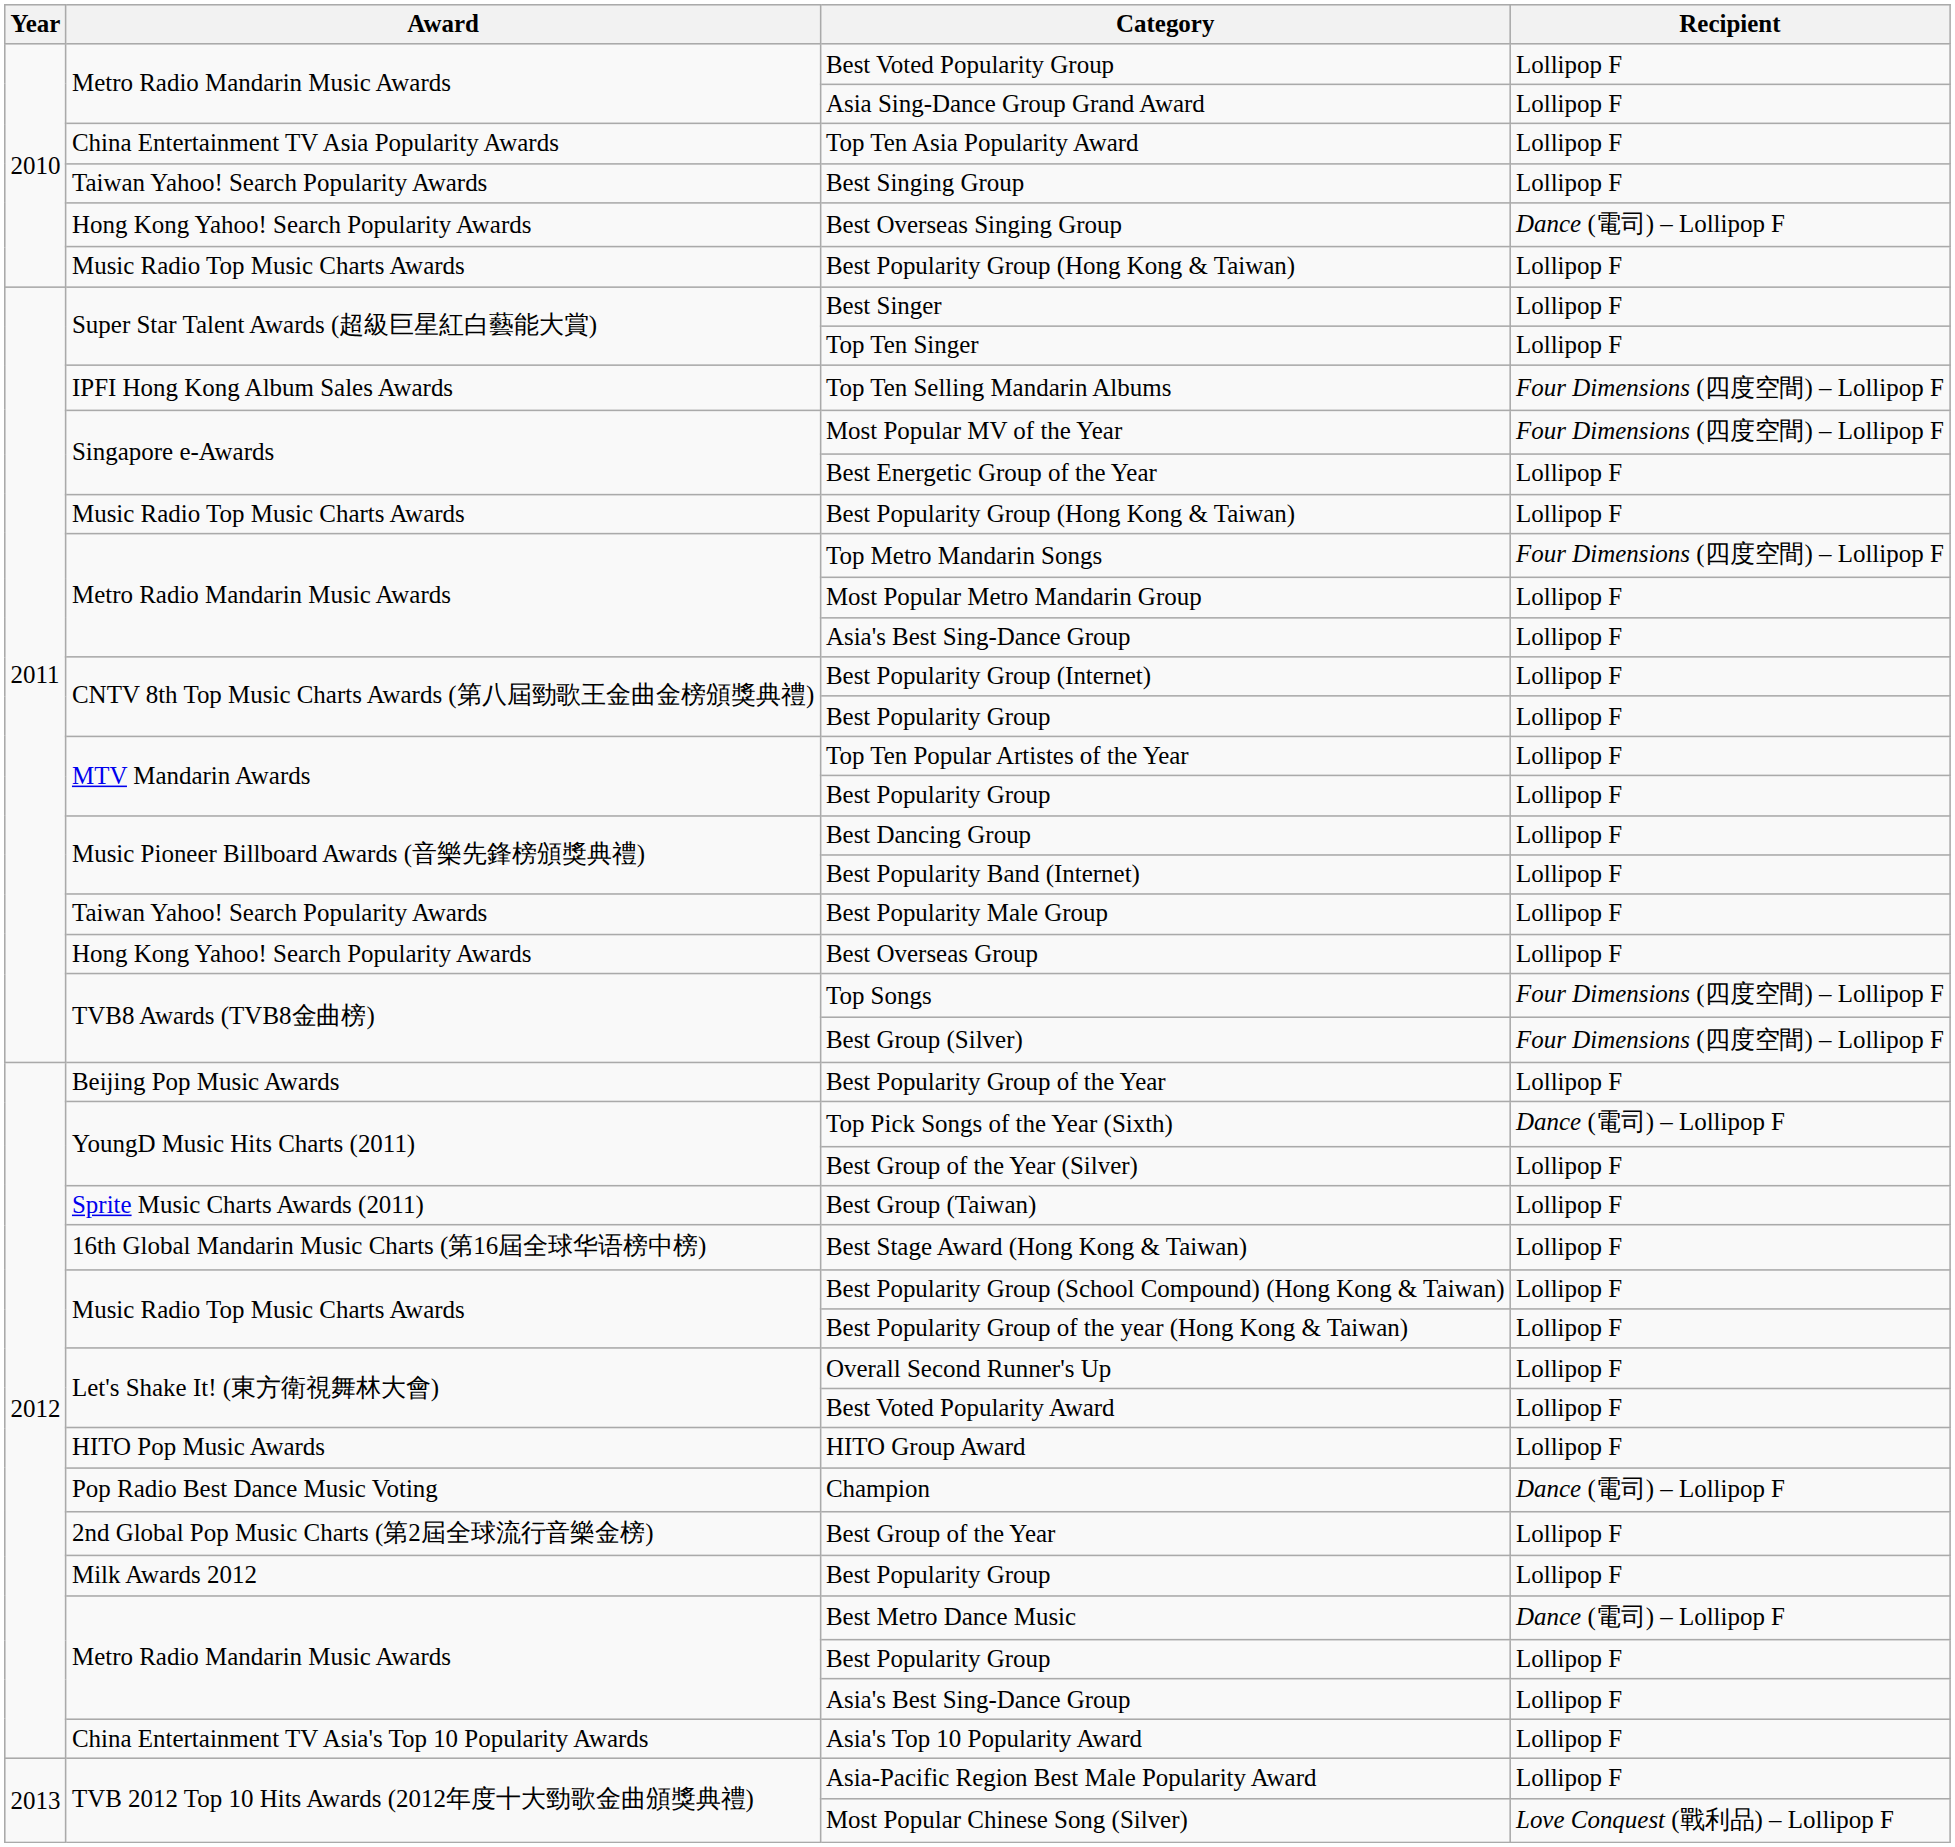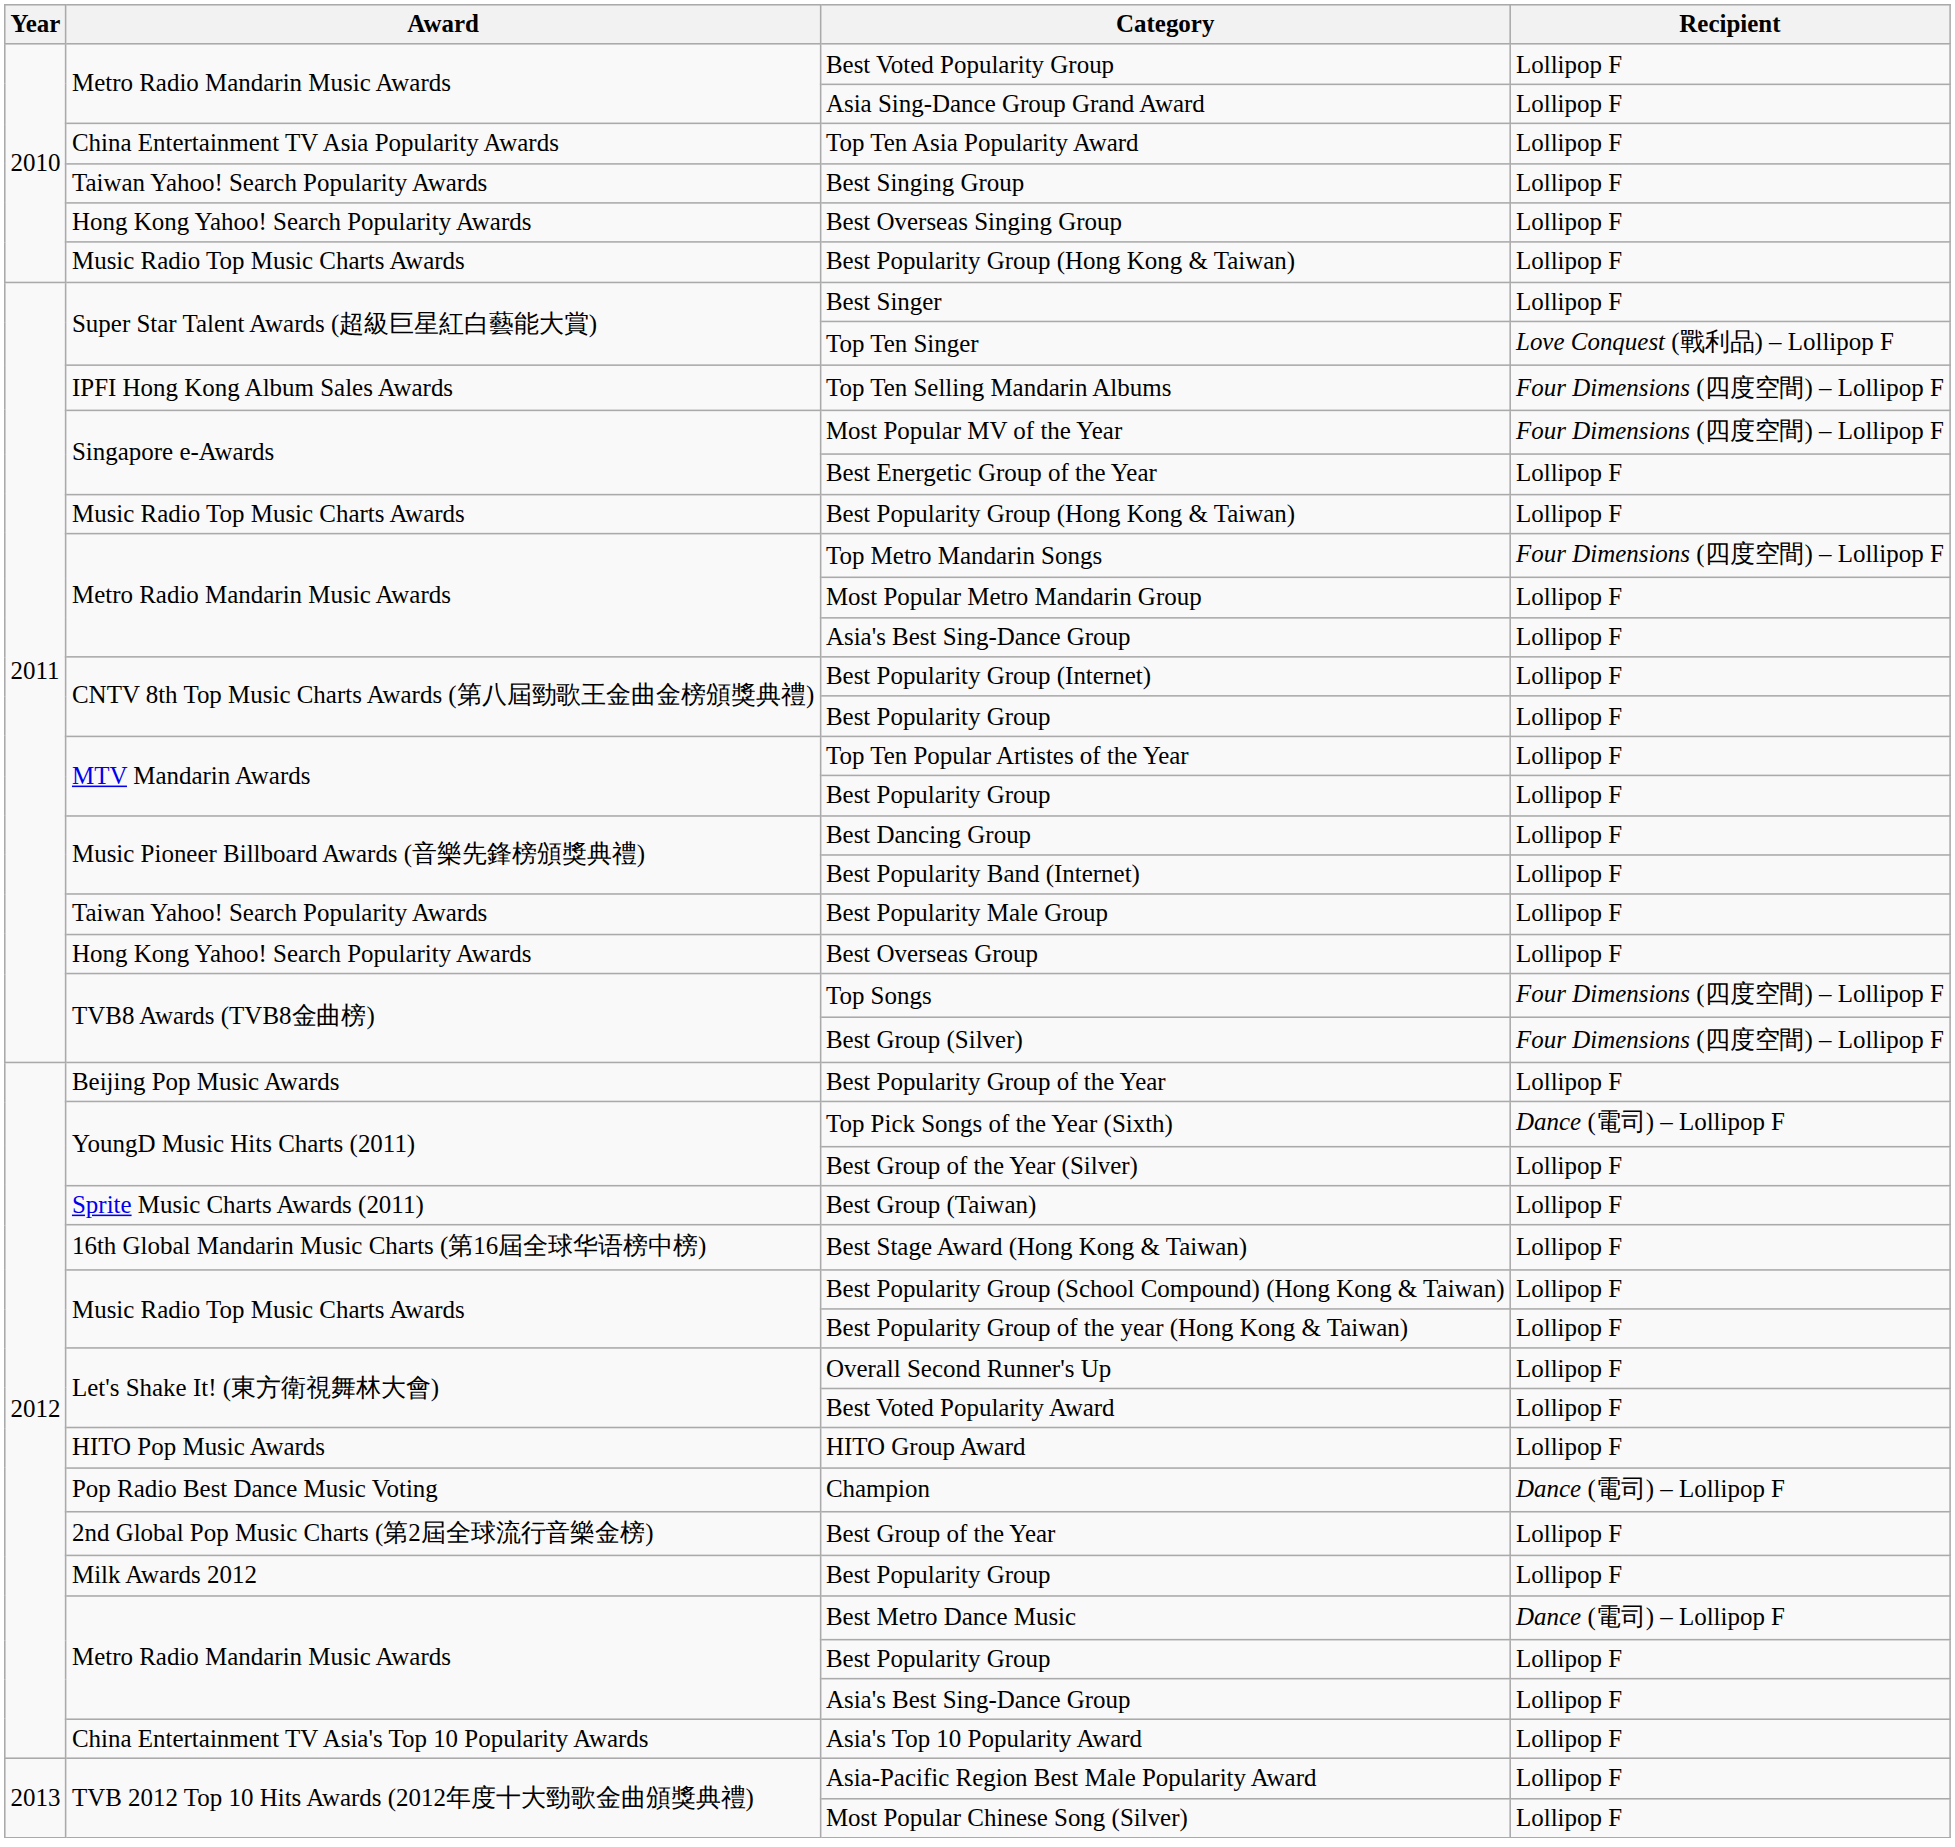(1651, 223) Dance (電司) – Lollipop F -> (1569, 222) Lollipop F
(1569, 345) Lollipop F -> (1705, 342) Love Conquest (戰利品) – Lollipop F
(1705, 1819) Love Conquest (戰利品) – Lollipop F -> (1569, 1817) Lollipop F
